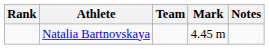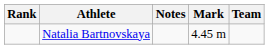columns swapped: (170, 14) <-> (246, 14)
